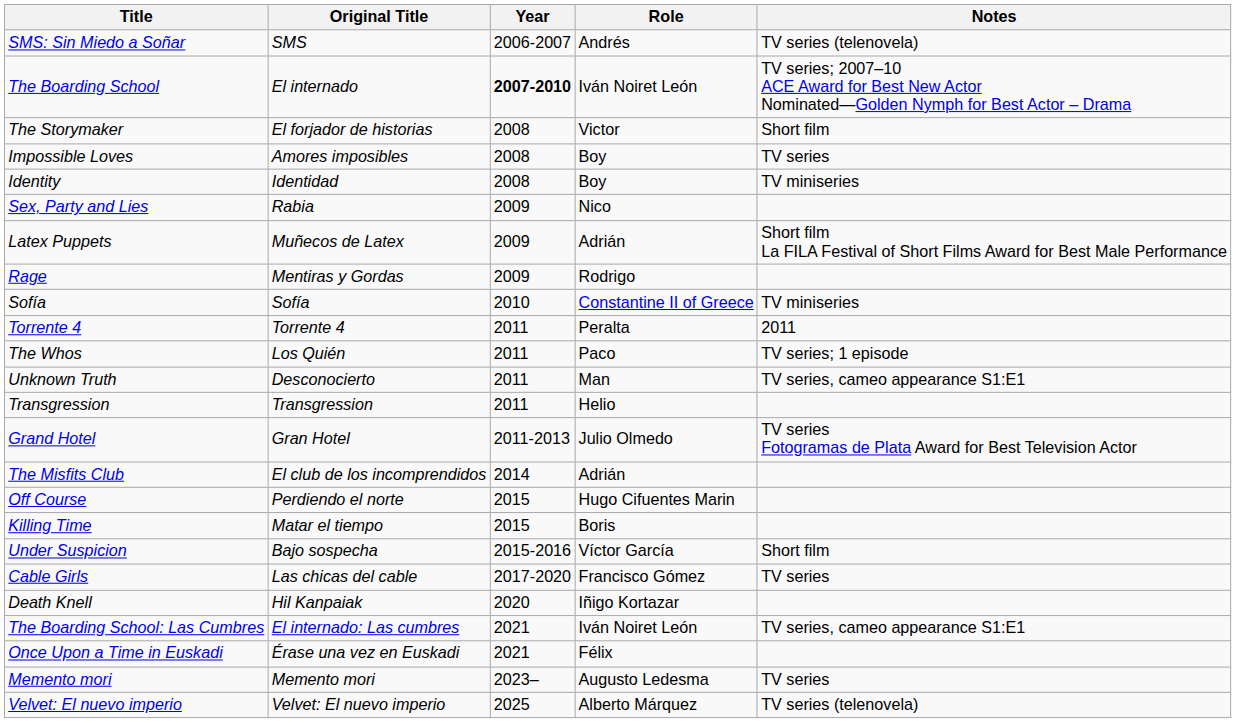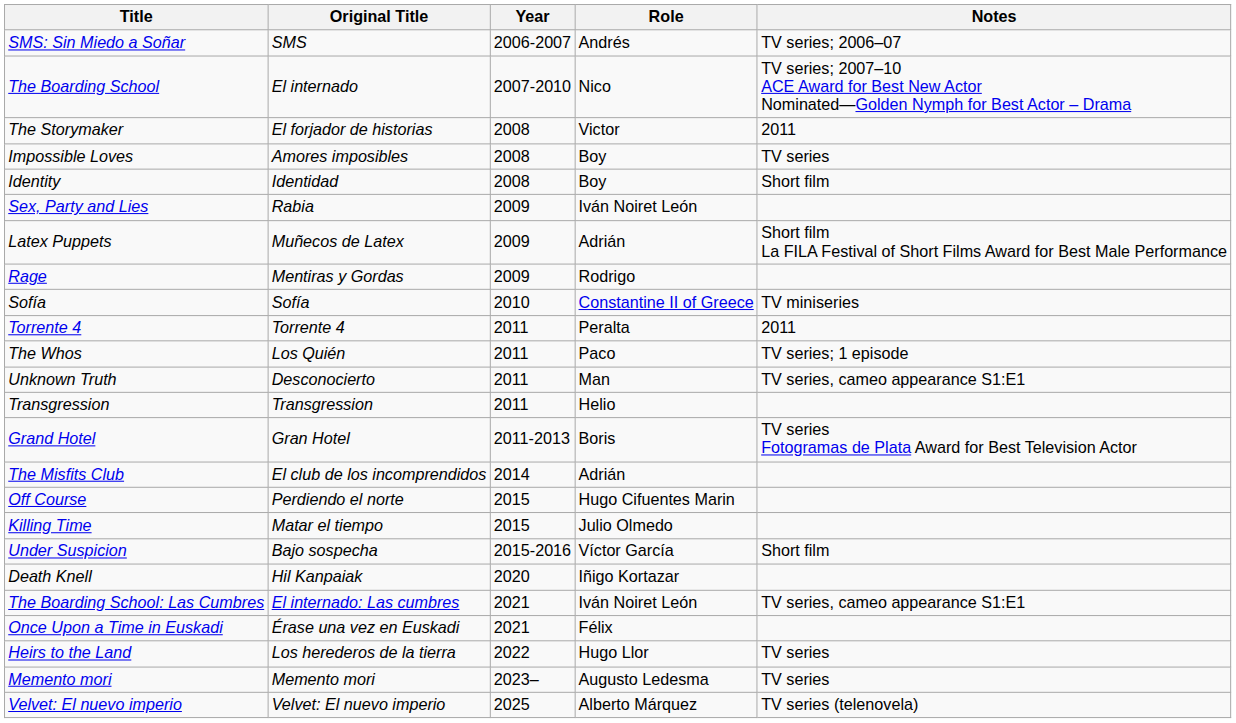(840, 42) TV series (telenovela) -> (831, 42) TV series; 2006–07
(532, 86) bold -> (532, 86) normal
(638, 86) Iván Noiret León -> (595, 86) Nico
(795, 130) Short film -> (779, 130) 2011
(810, 181) TV miniseries -> (795, 181) Short film
(595, 207) Nico -> (638, 207) Iván Noiret León
(626, 439) Julio Olmedo -> (597, 439) Boris
(597, 525) Boris -> (626, 525) Julio Olmedo
- row: (48, 576)
+ row: (70, 653)
